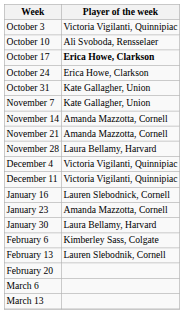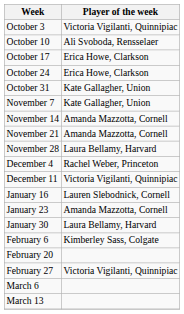(109, 57) bold -> (106, 57) normal
(121, 164) Victoria Vigilanti, Quinnipiac -> (111, 164) Rachel Weber, Princeton
- row: (30, 255)
+ row: (30, 270)
